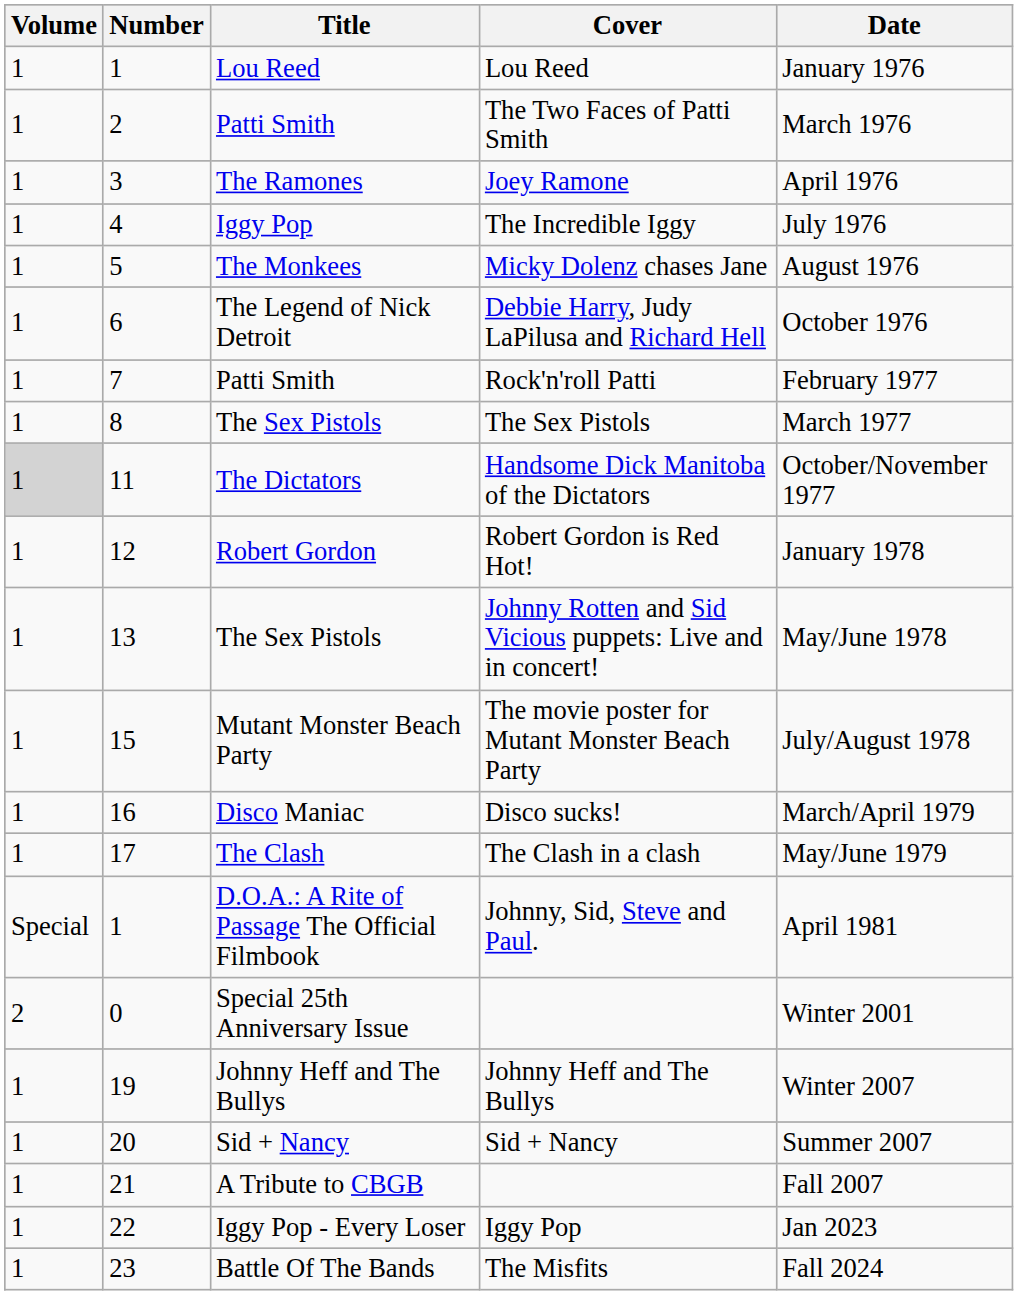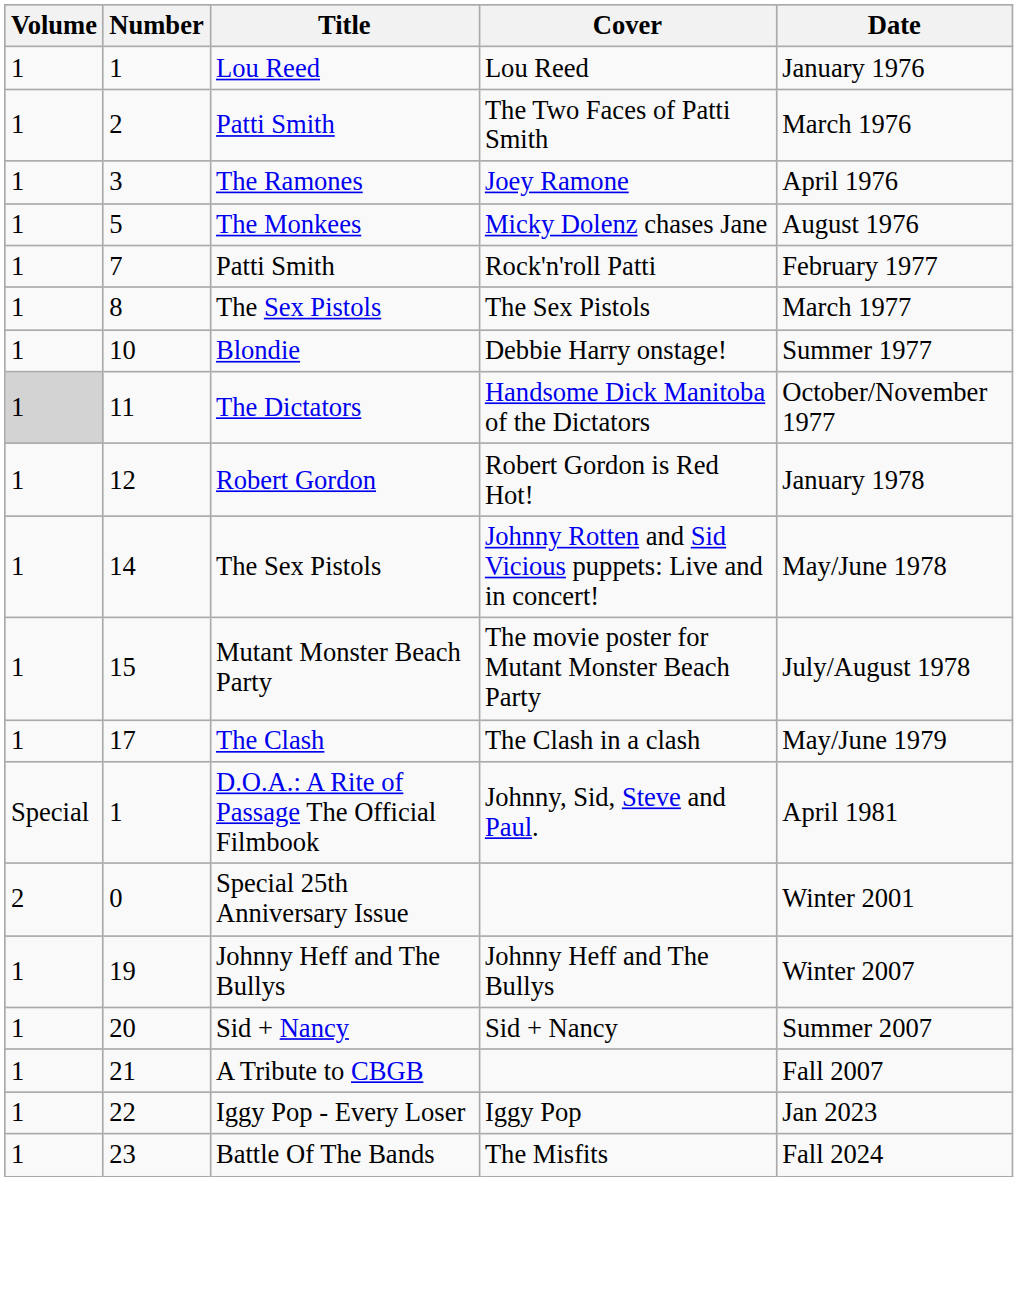- row: (264, 223)
- row: (323, 323)
+ row: (258, 350)
(123, 638) 13 -> (123, 566) 14
- row: (290, 812)
